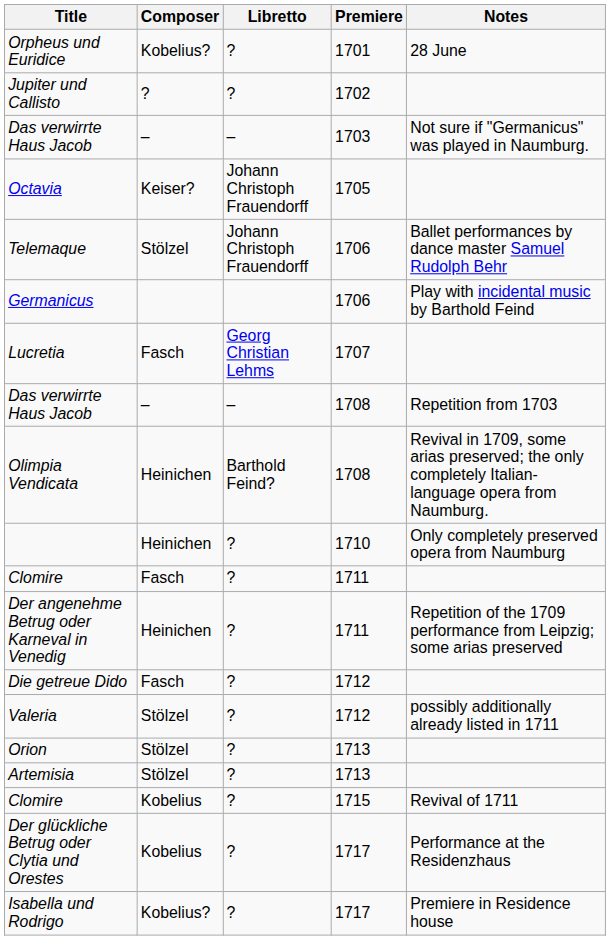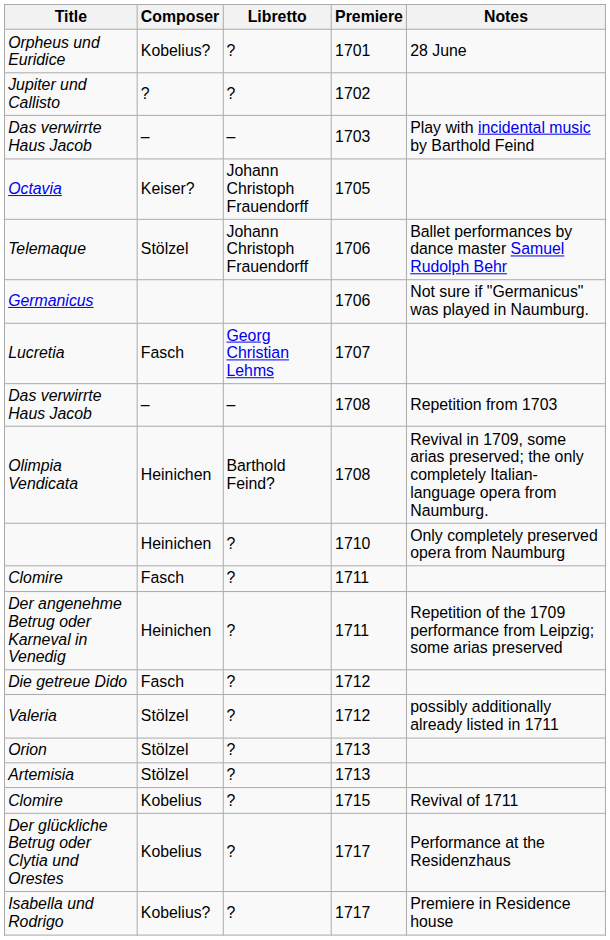(500, 136) Not sure if "Germanicus" was played in Naumburg. -> (500, 136) Play with incidental music by Barthold Feind
(500, 301) Play with incidental music by Barthold Feind -> (500, 301) Not sure if "Germanicus" was played in Naumburg.
